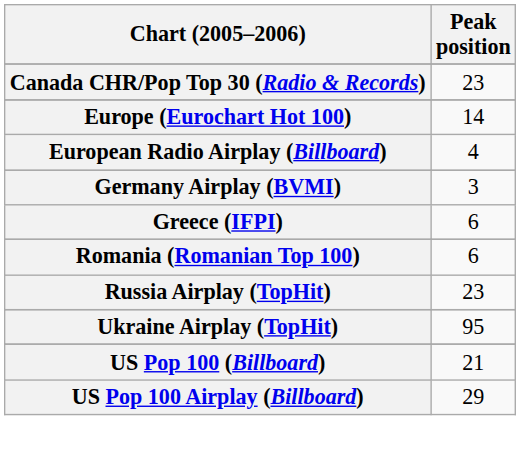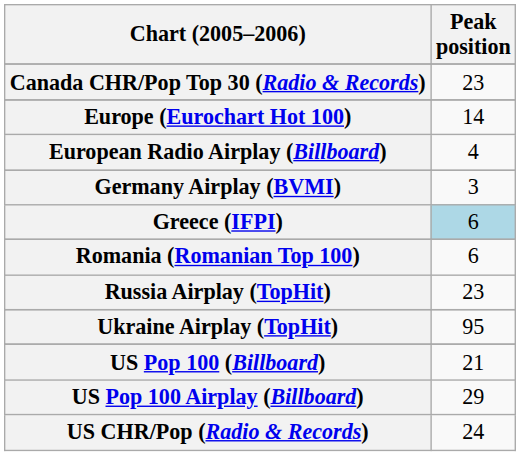(473, 221) no background -> (473, 221) lightblue background
+ row: (218, 432)
